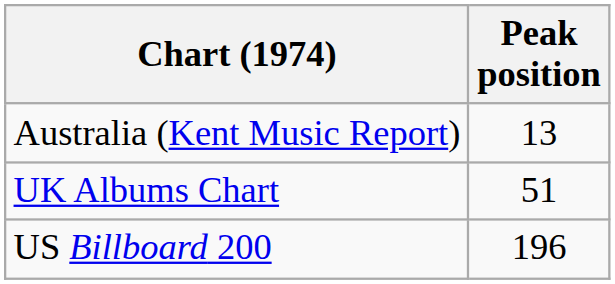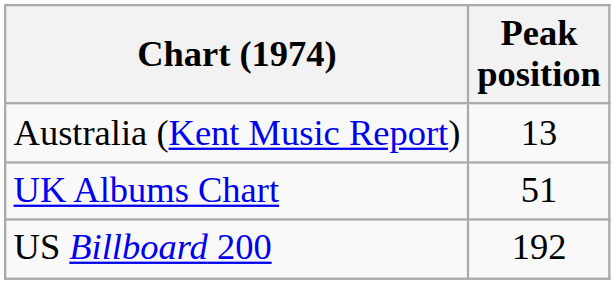(539, 248) 196 -> (539, 248) 192
